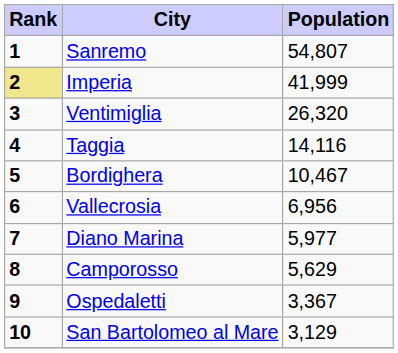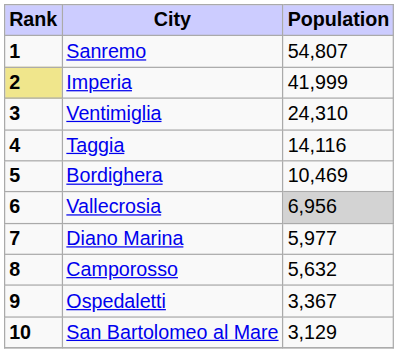(318, 113) 26,320 -> (318, 113) 24,310
(318, 176) 10,467 -> (318, 176) 10,469
(312, 207) no background -> (312, 207) lightgrey background
(312, 269) 5,629 -> (312, 269) 5,632
